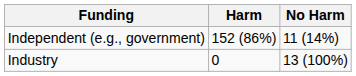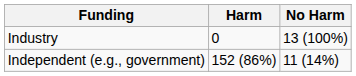rows swapped: (33, 60) <-> (106, 37)
